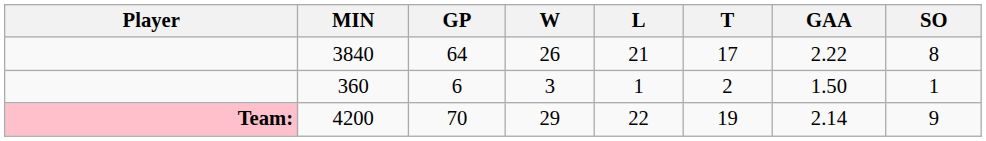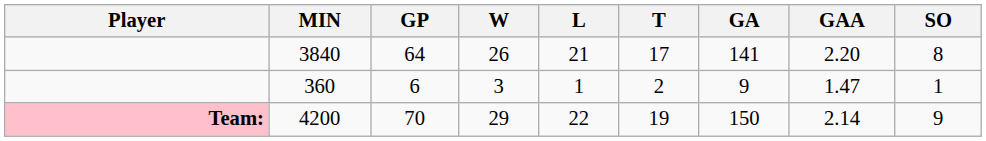+ column: (744, 20)
(829, 53) 2.22 -> (842, 53) 2.20
(829, 86) 1.50 -> (842, 86) 1.47
